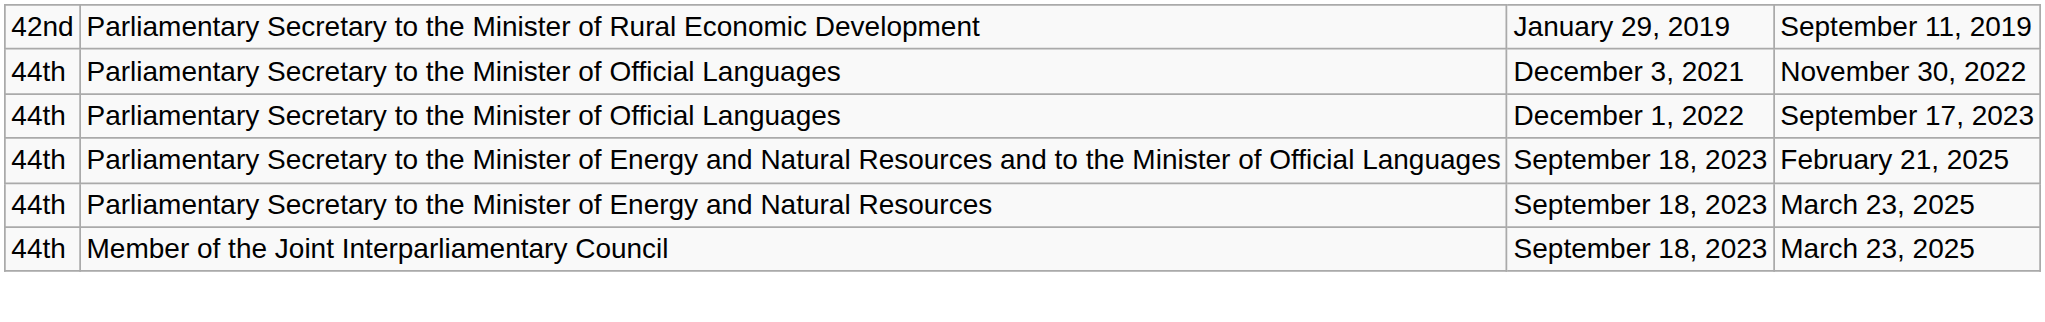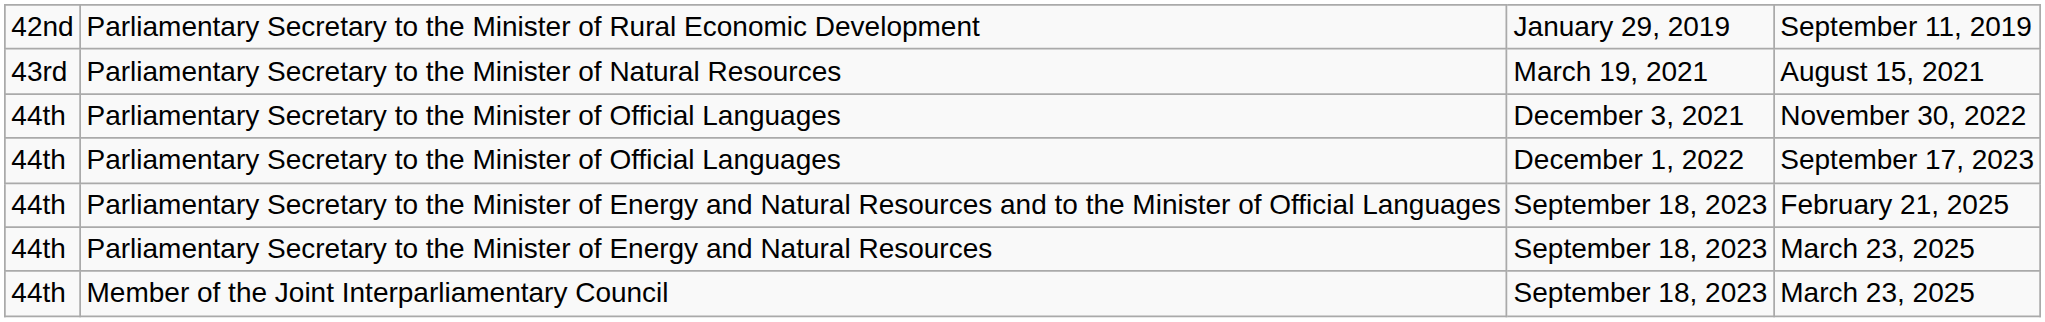+ row: (464, 71)
